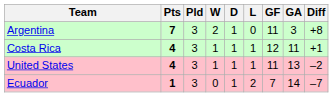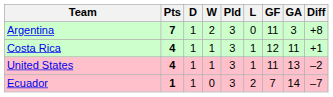columns swapped: (195, 13) <-> (234, 13)
